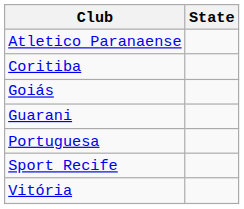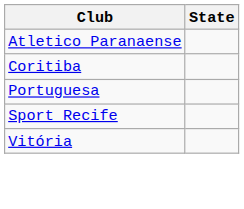- row: (31, 91)
- row: (40, 116)
